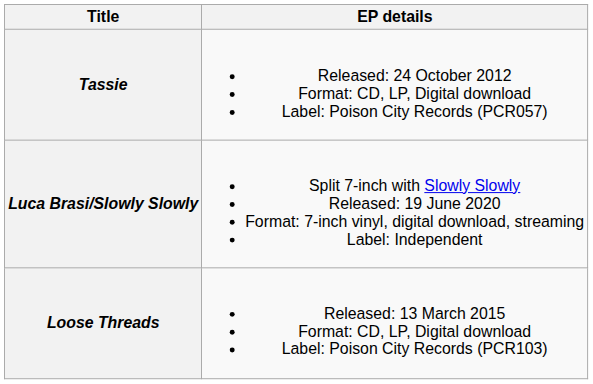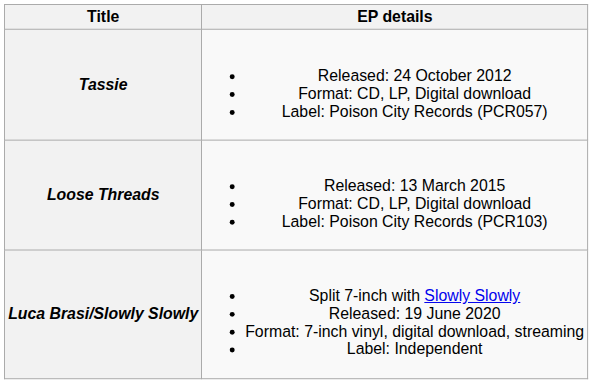rows swapped: (103, 323) <-> (103, 203)
